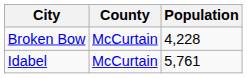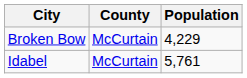(182, 38) 4,228 -> (182, 38) 4,229
